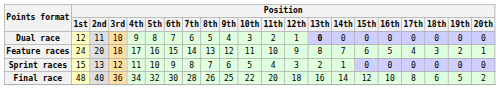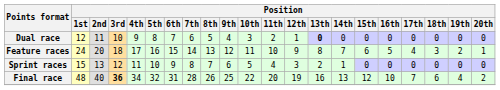(118, 78) normal -> (118, 78) bold
(173, 78) 30 -> (173, 78) 31
(296, 78) 18 -> (296, 78) 19
(343, 78) 14 -> (343, 78) 13
(413, 78) 8 -> (413, 78) 7
(460, 78) 5 -> (460, 78) 4
